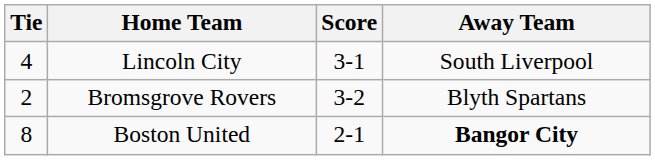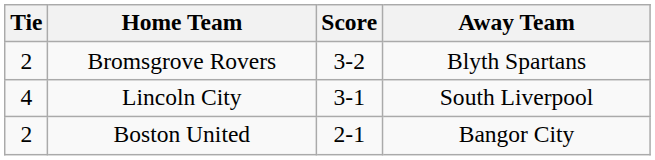rows swapped: (182, 97) <-> (182, 60)
(26, 135) 8 -> (26, 135) 2
(517, 135) bold -> (517, 135) normal
